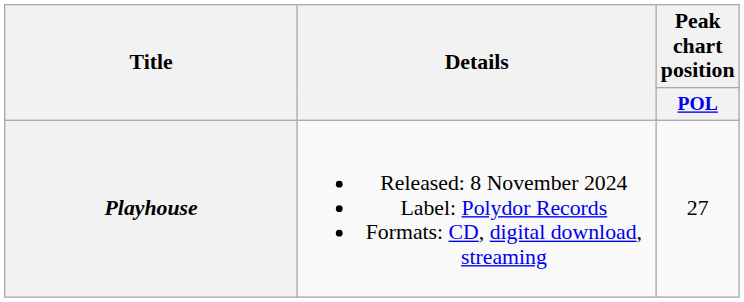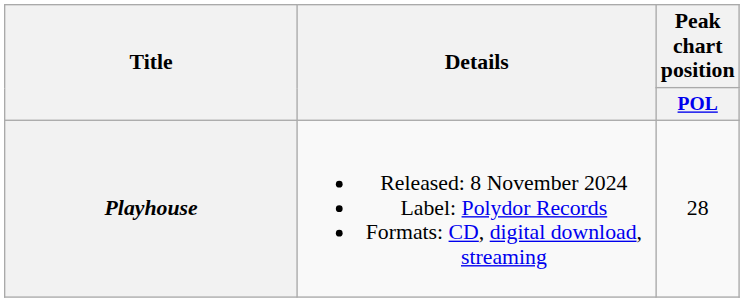(698, 208) 27 -> (698, 208) 28
